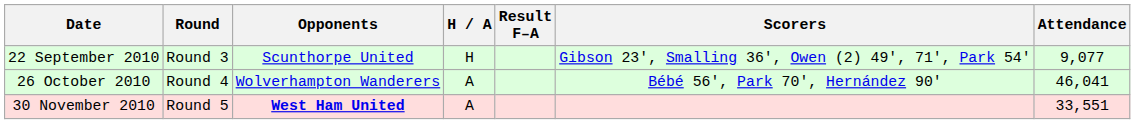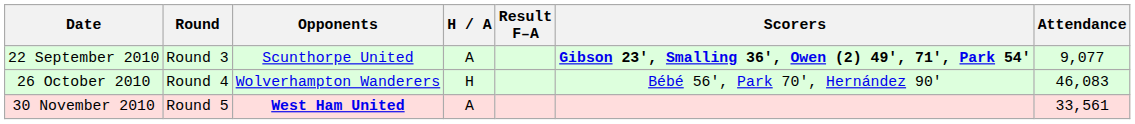(469, 58) H -> (469, 58) A
(795, 58) normal -> (795, 58) bold
(469, 82) A -> (469, 82) H
(1082, 82) 46,041 -> (1082, 82) 46,083
(1082, 106) 33,551 -> (1082, 106) 33,561
